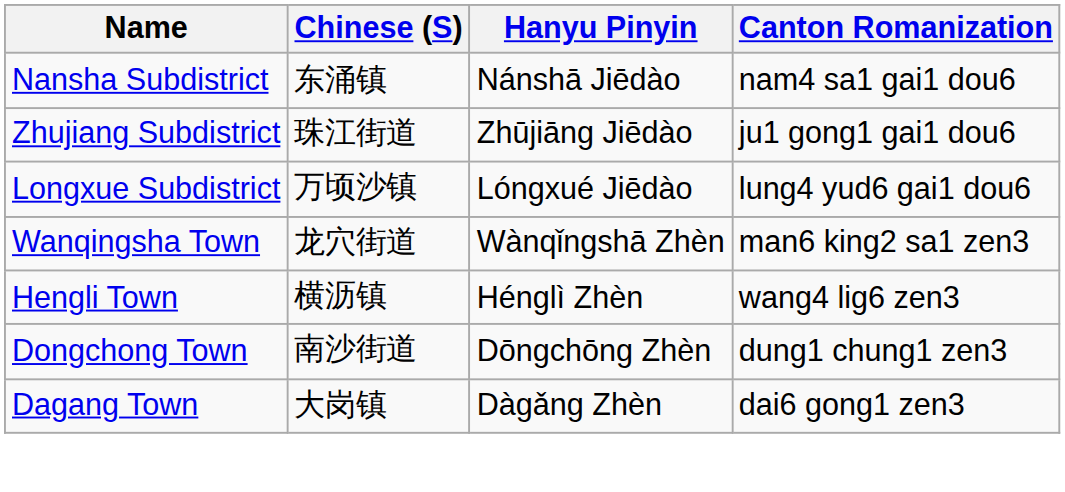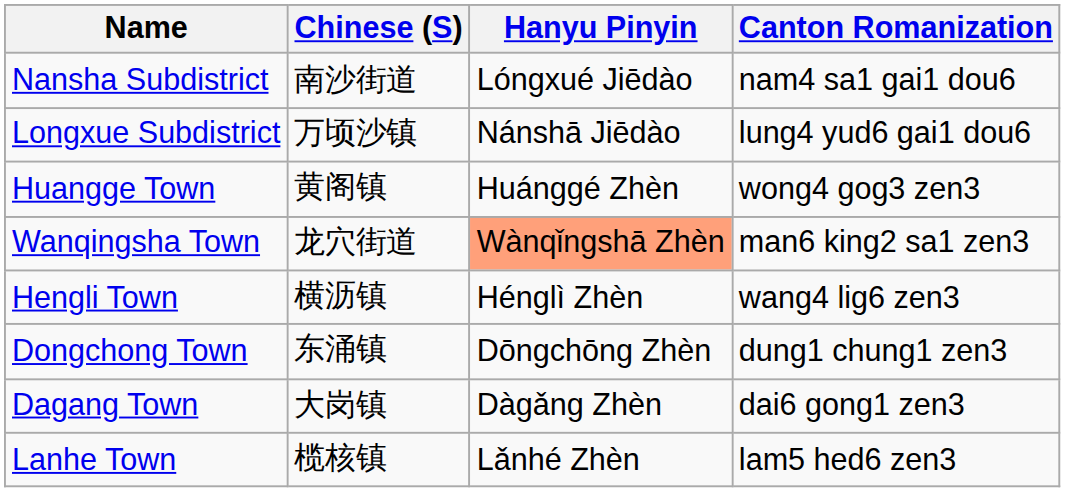(340, 79) 东涌镇 -> (356, 79) 南沙街道
(579, 80) Nánshā Jiēdào -> (585, 80) Lóngxué Jiēdào
- row: (146, 134)
(585, 188) Lóngxué Jiēdào -> (579, 134) Nánshā Jiēdào
+ row: (114, 188)
(601, 242) no background -> (601, 242) lightsalmon background
(356, 350) 南沙街道 -> (340, 350) 东涌镇
+ row: (94, 459)
